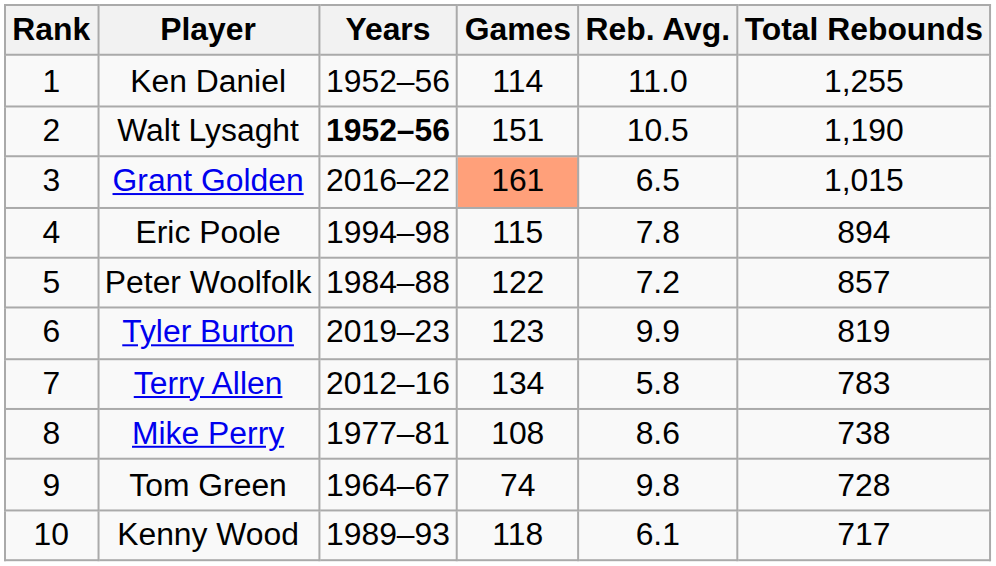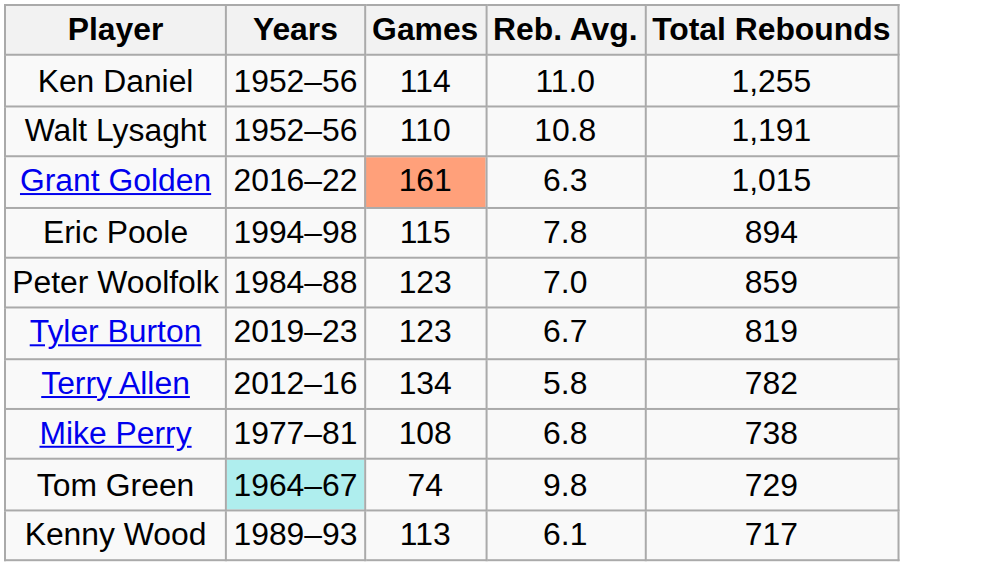- column: (51, 29)
(388, 130) bold -> (295, 130) normal
(518, 130) 151 -> (425, 130) 110
(658, 130) 10.5 -> (565, 130) 10.8
(864, 130) 1,190 -> (771, 130) 1,191
(658, 181) 6.5 -> (565, 181) 6.3
(518, 282) 122 -> (425, 282) 123
(658, 282) 7.2 -> (565, 282) 7.0
(864, 282) 857 -> (771, 282) 859
(658, 332) 9.9 -> (565, 332) 6.7
(864, 383) 783 -> (771, 383) 782
(658, 433) 8.6 -> (565, 433) 6.8
(388, 484) no background -> (295, 484) paleturquoise background
(864, 484) 728 -> (771, 484) 729
(518, 534) 118 -> (425, 534) 113
